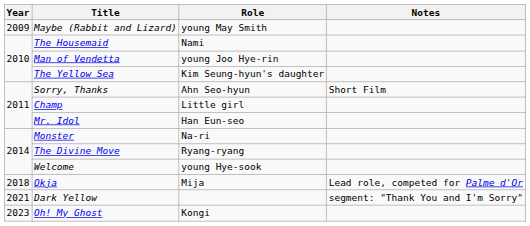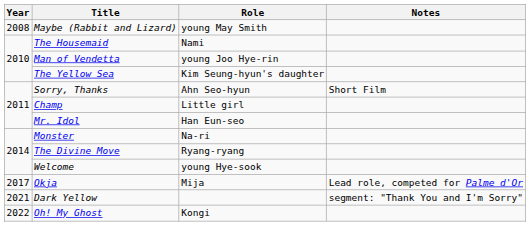(18, 28) 2009 -> (18, 28) 2008
(18, 182) 2018 -> (18, 182) 2017
(18, 213) 2023 -> (18, 213) 2022
